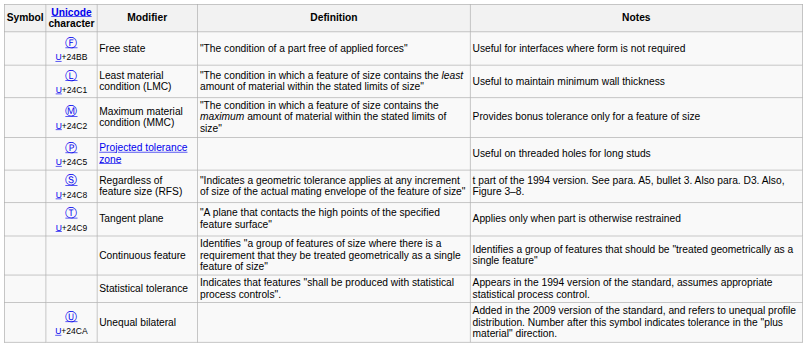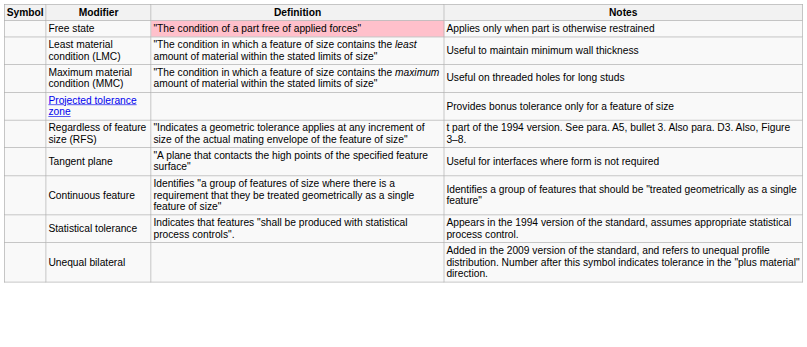- column: (71, 18)
(304, 48) no background -> (257, 28) pink background
(579, 48) Useful for interfaces where form is not required -> (551, 28) Applies only when part is otherwise restrained
(586, 117) Provides bonus tolerance only for a feature of size -> (535, 78) Useful on threaded holes for long studs
(562, 153) Useful on threaded holes for long studs -> (560, 106) Provides bonus tolerance only for a feature of size
(577, 219) Applies only when part is otherwise restrained -> (553, 161) Useful for interfaces where form is not required
